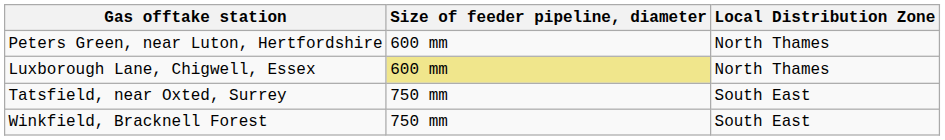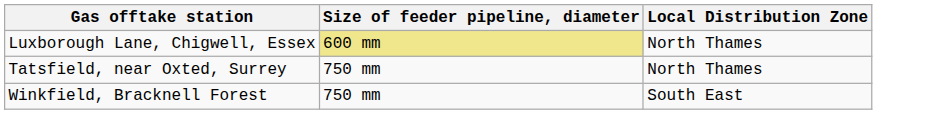- row: (196, 44)
(763, 96) South East -> (705, 70) North Thames
